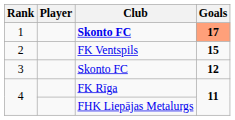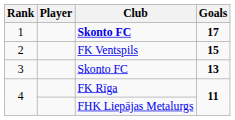(213, 32) lightsalmon background -> (213, 32) no background
(213, 69) 12 -> (213, 69) 13
